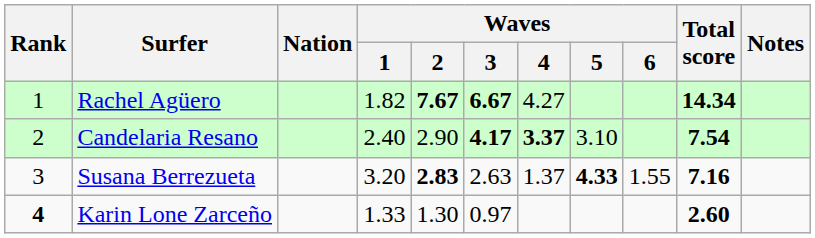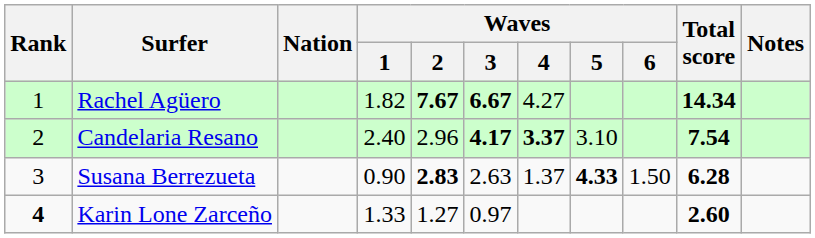(438, 137) 2.90 -> (438, 137) 2.96
(384, 175) 3.20 -> (384, 175) 0.90
(650, 175) 1.55 -> (650, 175) 1.50
(709, 175) 7.16 -> (709, 175) 6.28
(438, 213) 1.30 -> (438, 213) 1.27
